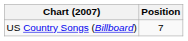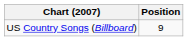(161, 28) 7 -> (161, 28) 9
